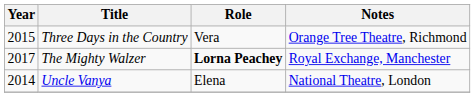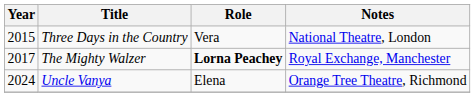(378, 37) Orange Tree Theatre, Richmond -> (360, 37) National Theatre, London
(21, 80) 2014 -> (21, 80) 2024
(360, 80) National Theatre, London -> (378, 80) Orange Tree Theatre, Richmond
